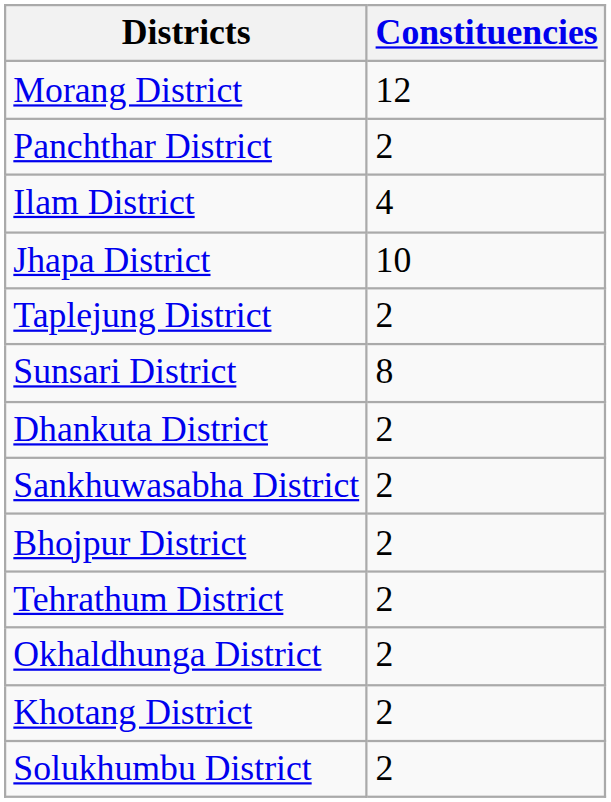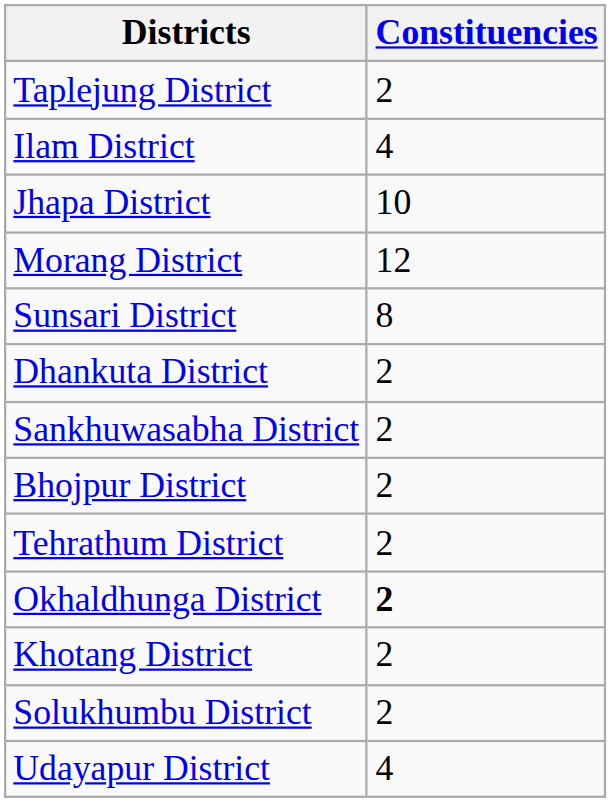rows swapped: (142, 315) <-> (128, 89)
- row: (143, 145)
(385, 655) normal -> (385, 598) bold
+ row: (142, 768)
